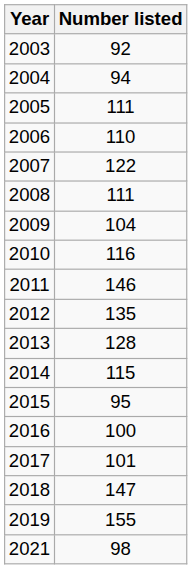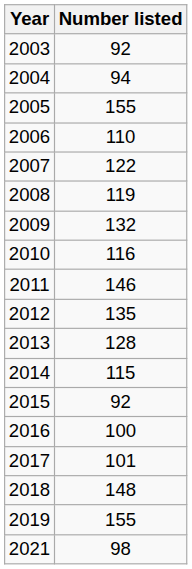(121, 107) 111 -> (121, 107) 155
(121, 195) 111 -> (121, 195) 119
(121, 225) 104 -> (121, 225) 132
(121, 401) 95 -> (121, 401) 92
(121, 490) 147 -> (121, 490) 148
